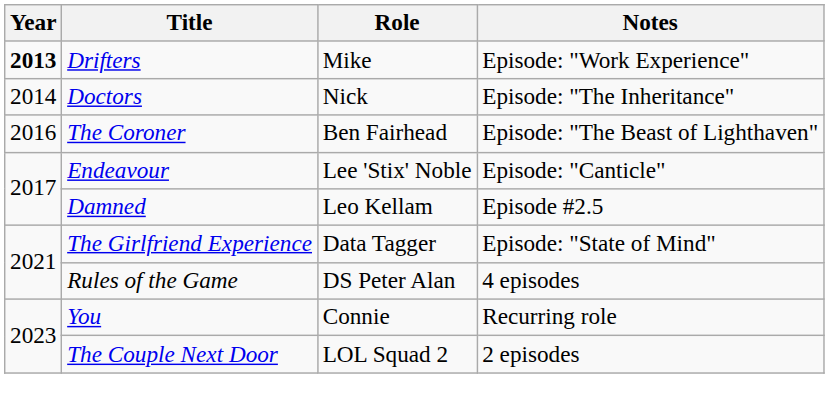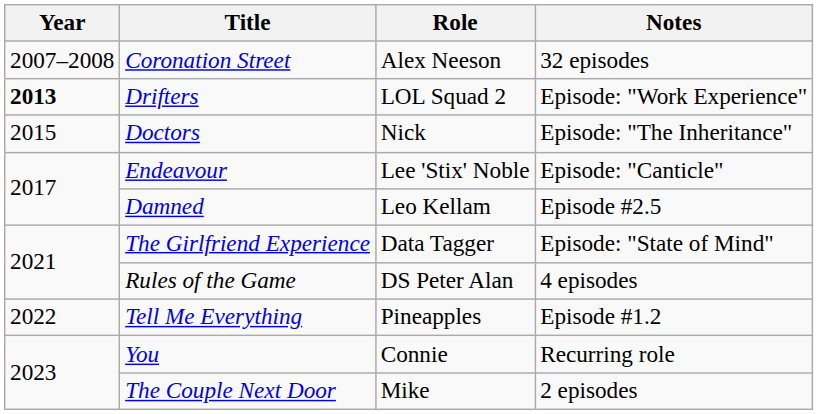+ row: (208, 59)
(347, 59) Mike -> (443, 96) LOL Squad 2
(33, 96) 2014 -> (33, 133) 2015
- row: (126, 133)
+ row: (214, 317)
(385, 354) LOL Squad 2 -> (405, 390) Mike
